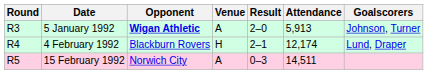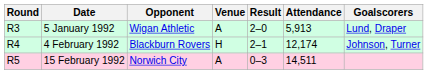(165, 28) bold -> (162, 28) normal
(383, 28) Johnson, Turner -> (376, 28) Lund, Draper
(376, 45) Lund, Draper -> (383, 45) Johnson, Turner
